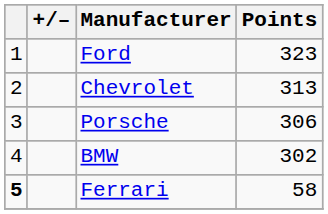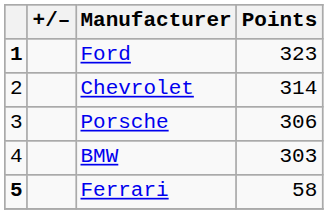(16, 56) normal -> (16, 56) bold
(298, 90) 313 -> (298, 90) 314
(298, 158) 302 -> (298, 158) 303
